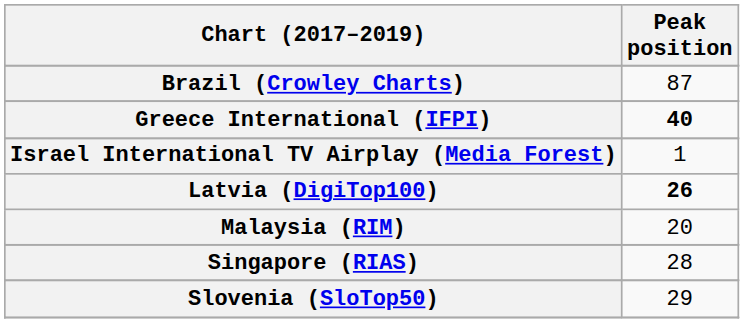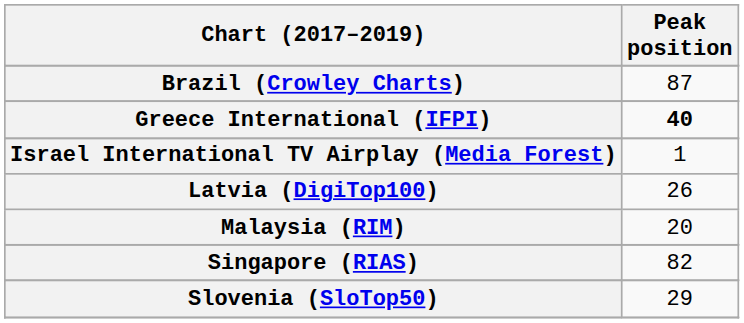(680, 191) bold -> (680, 191) normal
(680, 263) 28 -> (680, 263) 82
